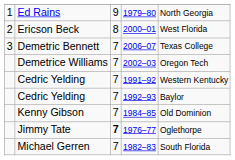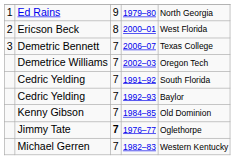(194, 80) Western Kentucky -> (185, 80) South Florida
(185, 147) South Florida -> (194, 147) Western Kentucky
